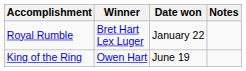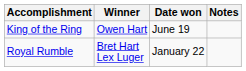rows swapped: (40, 35) <-> (44, 58)
